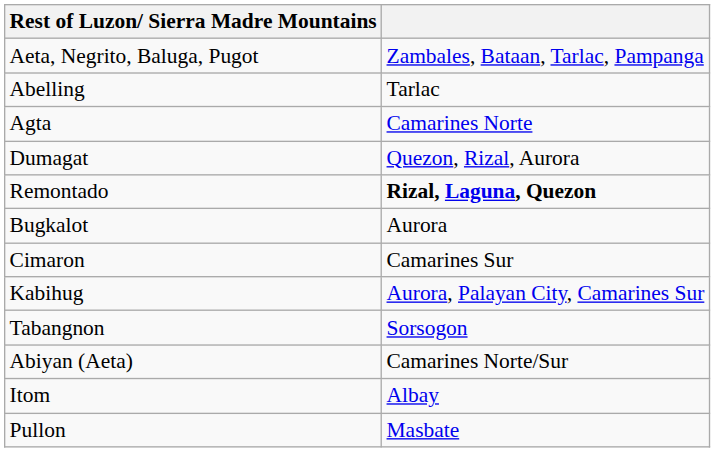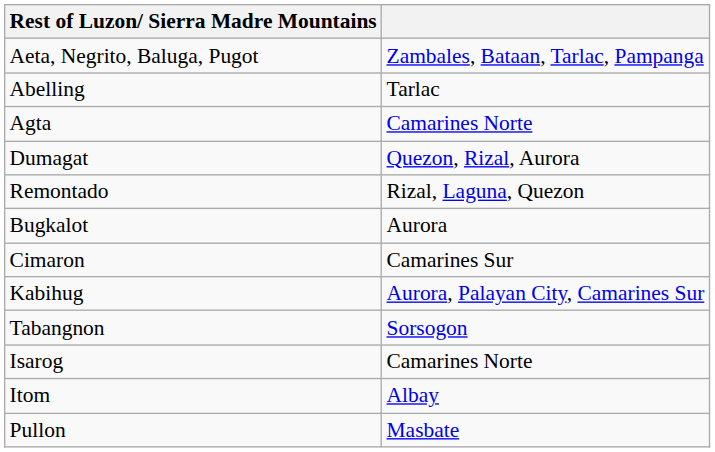(491, 191) bold -> (485, 191) normal
- row: (71, 361)
+ row: (36, 361)
